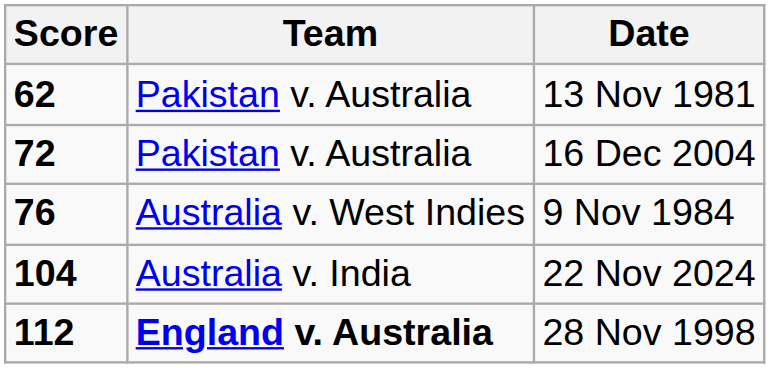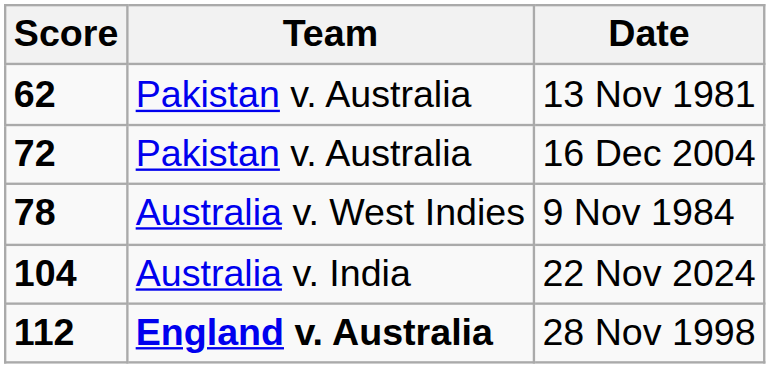(35, 213) 76 -> (35, 213) 78
